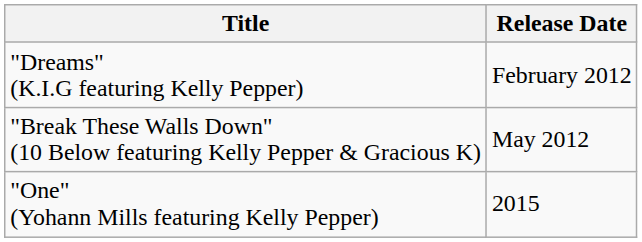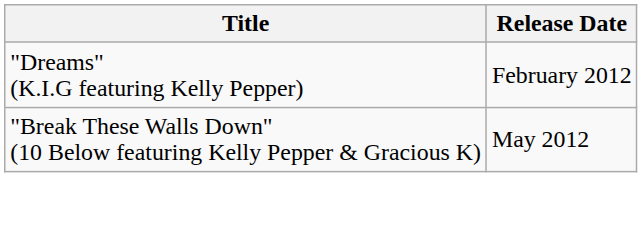- row: (194, 203)
